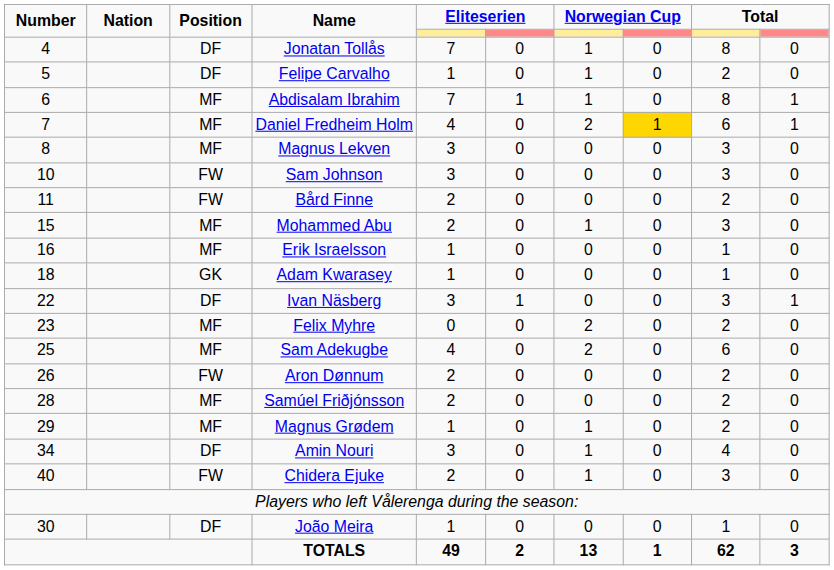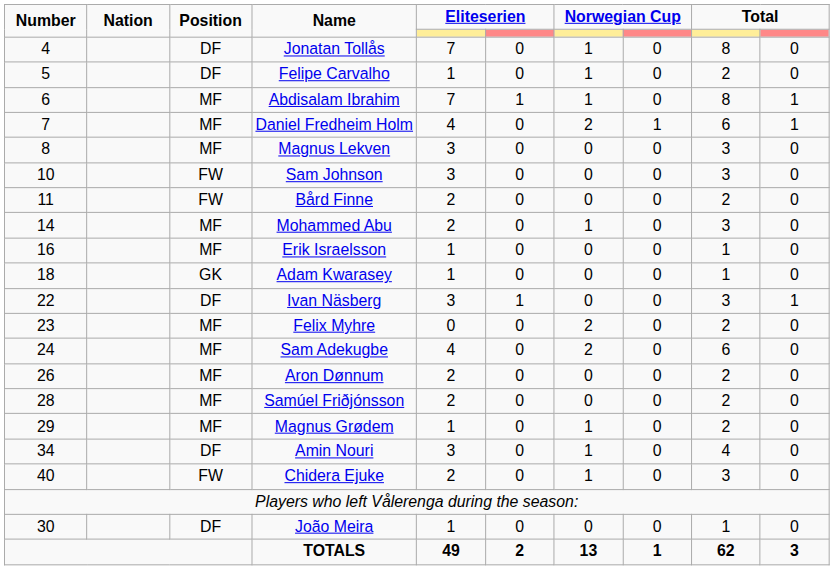(657, 124) gold background -> (657, 124) no background
(46, 225) 15 -> (46, 225) 14
(46, 350) 25 -> (46, 350) 24
(211, 376) FW -> (211, 376) MF
